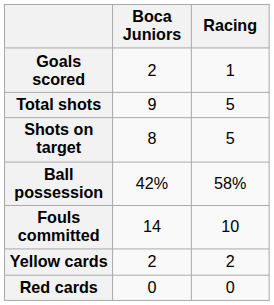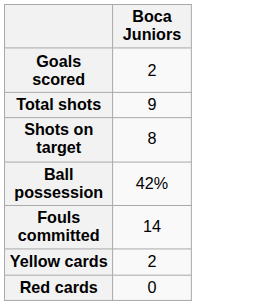- column: (230, 26)
